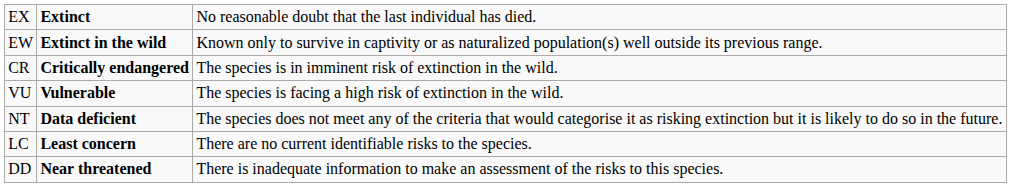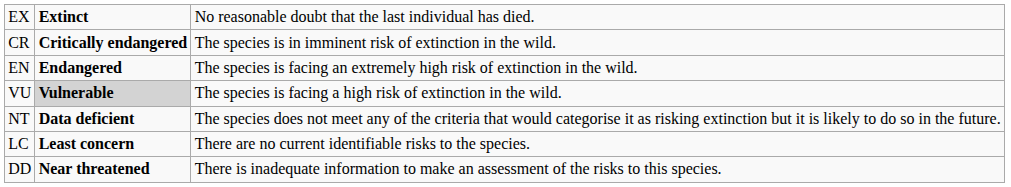- row: (21, 42)
+ row: (19, 67)
(78, 93) no background -> (76, 93) lightgrey background
